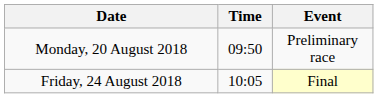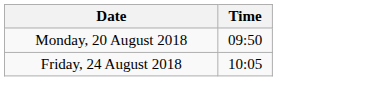- column: (323, 16)
